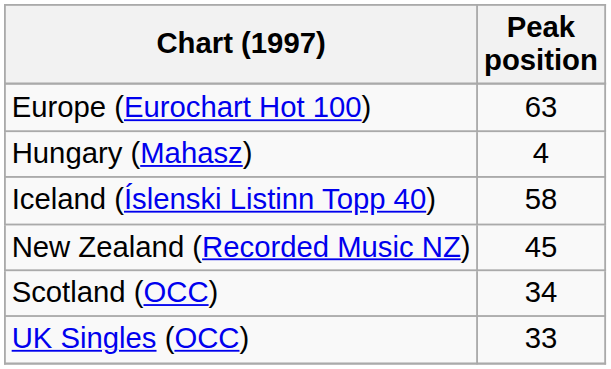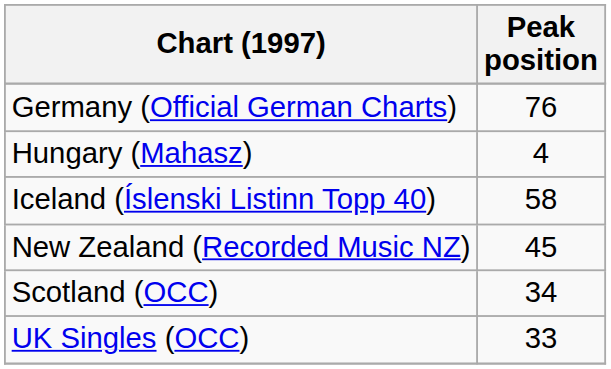- row: (192, 107)
+ row: (234, 107)
